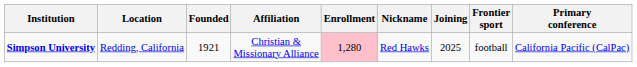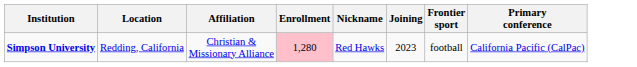- column: (209, 18)
(451, 47) 2025 -> (406, 47) 2023
